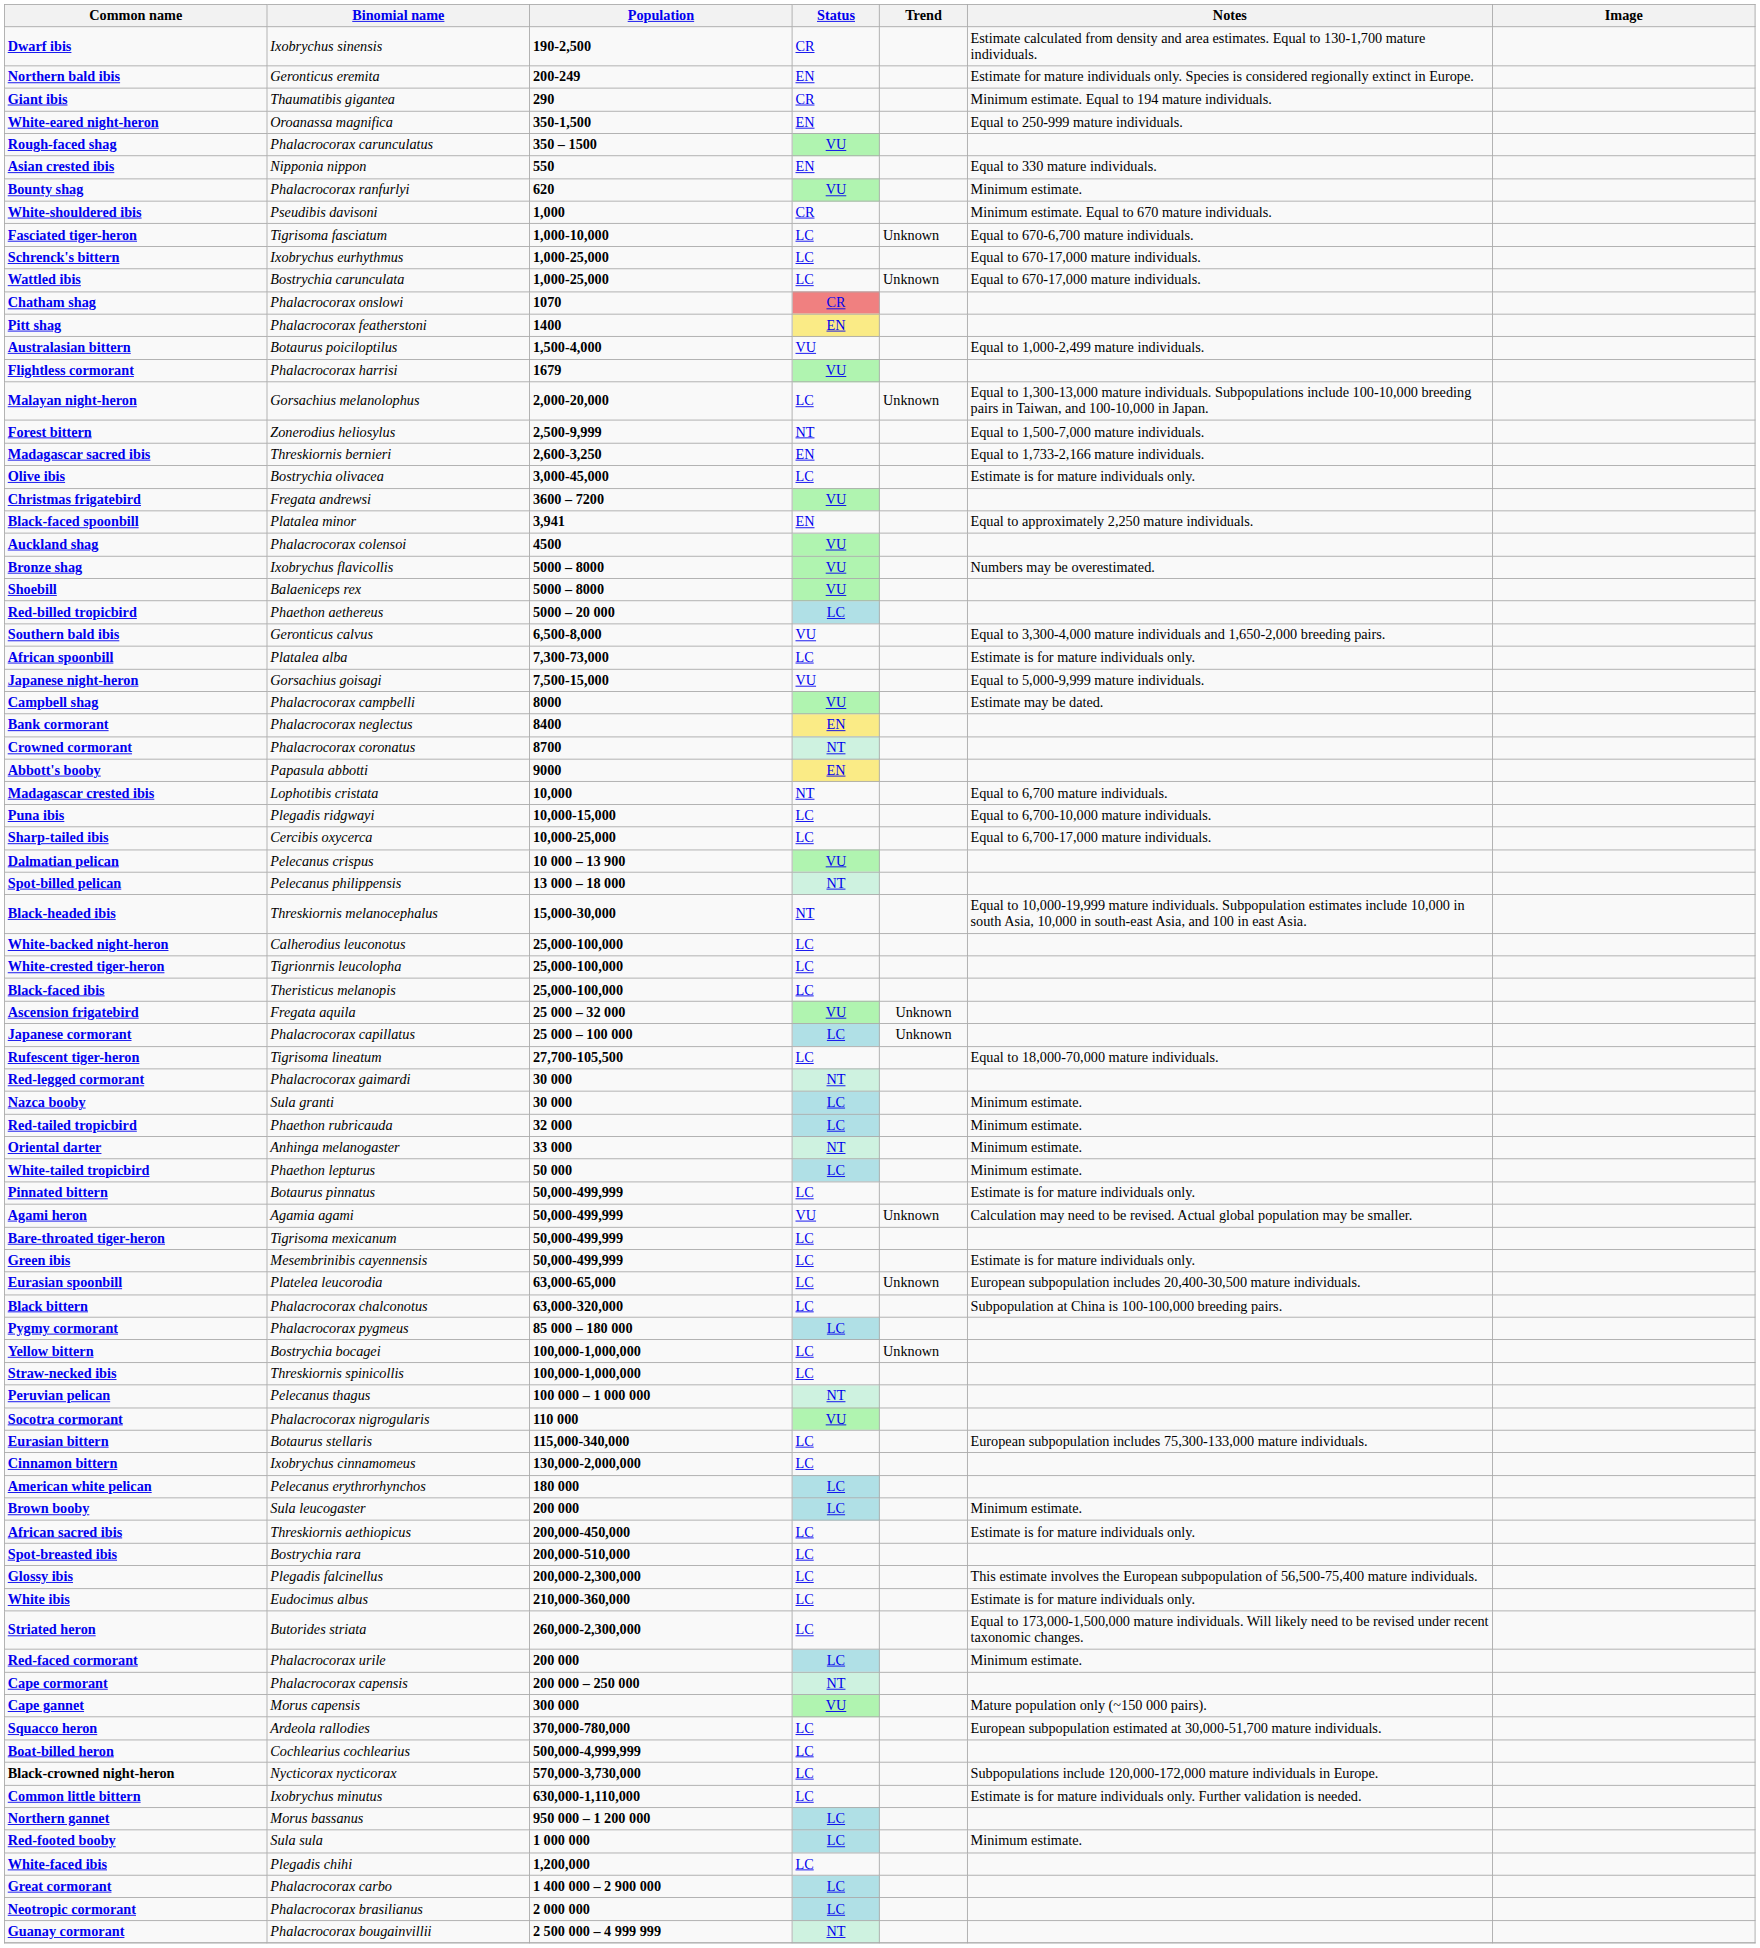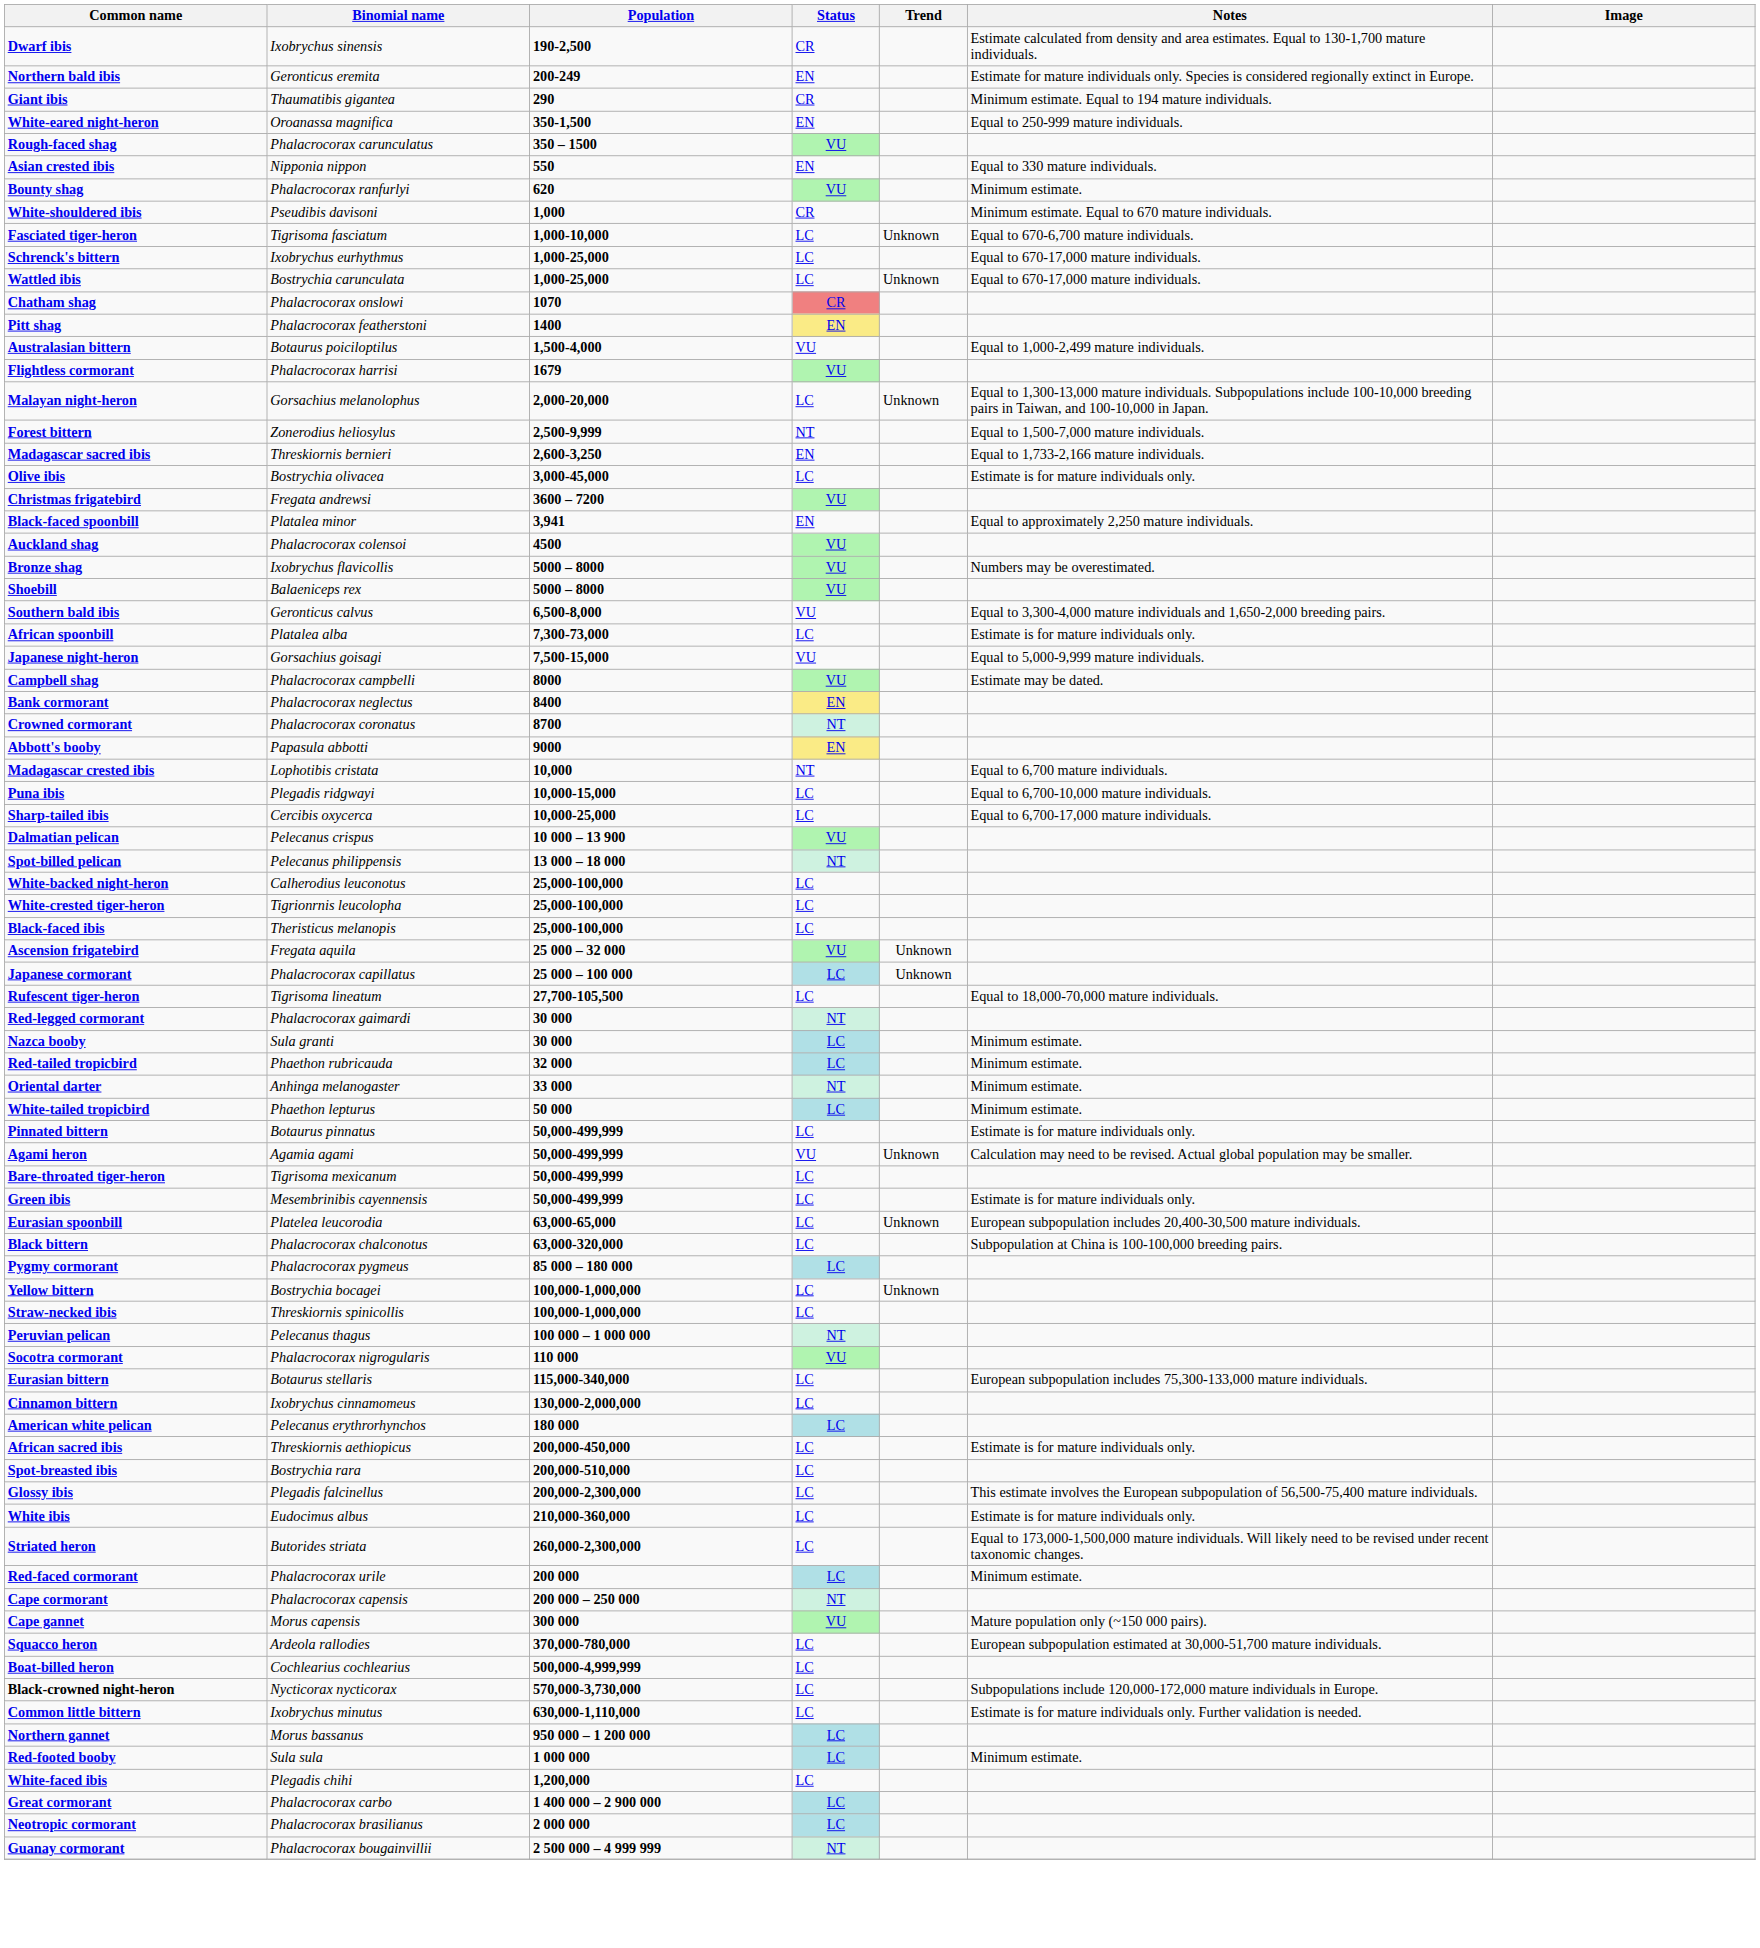- row: (72, 612)
- row: (62, 914)
- row: (49, 1509)
